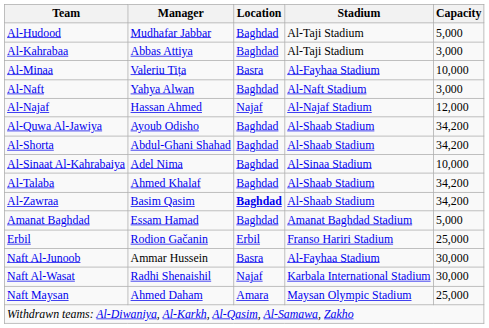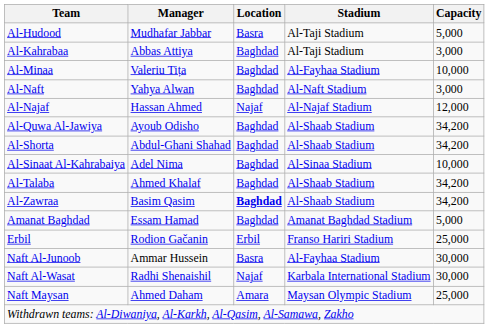(257, 32) Baghdad -> (250, 32) Basra
(250, 70) Basra -> (257, 70) Baghdad
